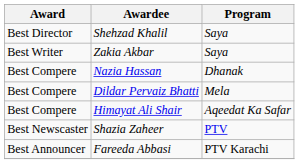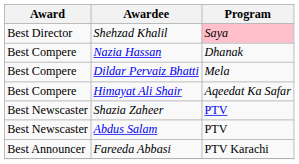(216, 33) no background -> (216, 33) pink background
- row: (124, 52)
+ row: (125, 129)
